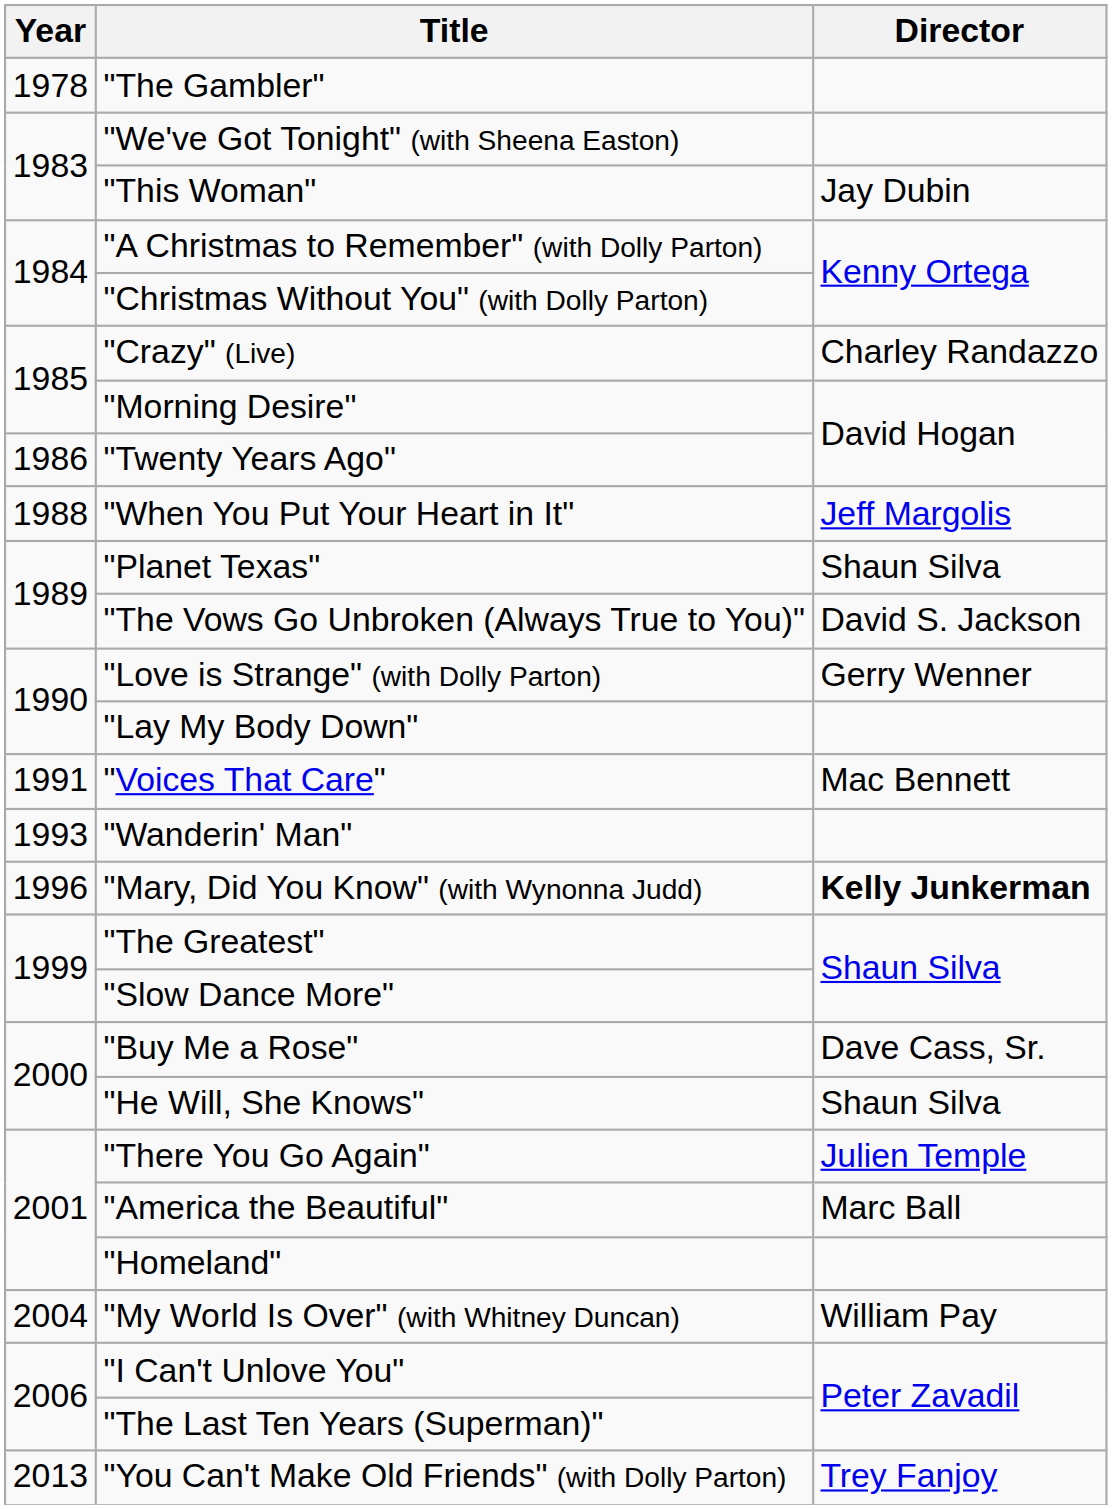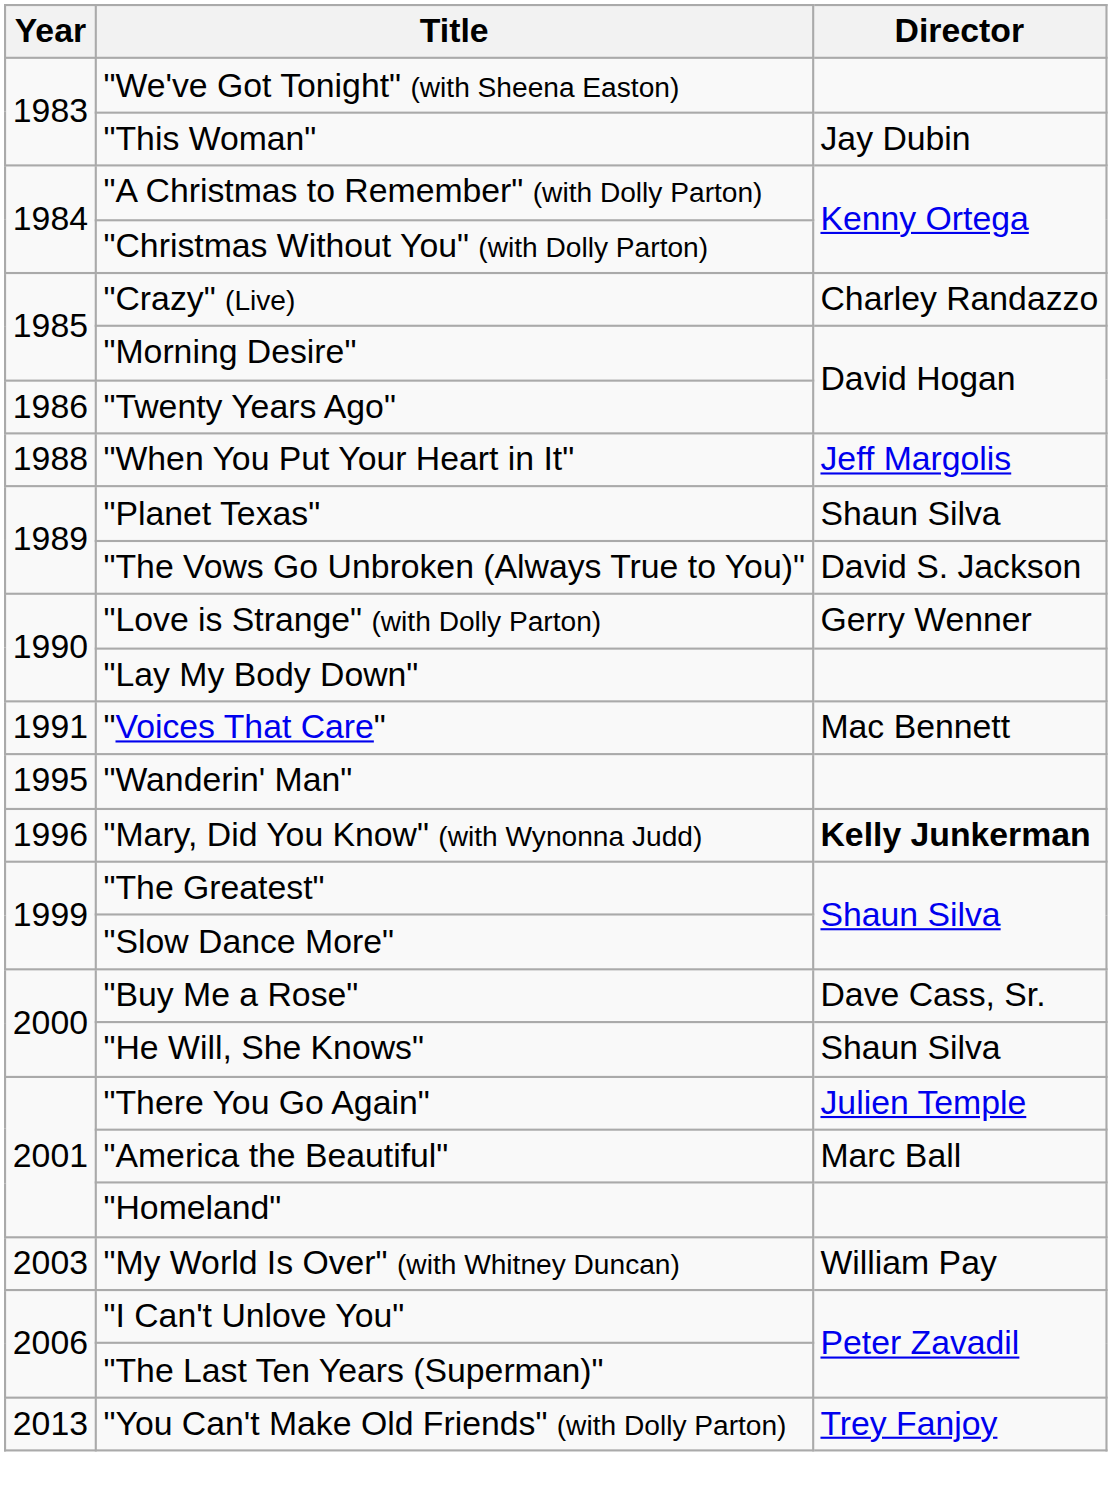- row: (214, 84)
(50, 834) 1993 -> (50, 780) 1995
(50, 1316) 2004 -> (50, 1262) 2003
